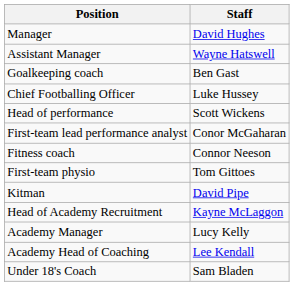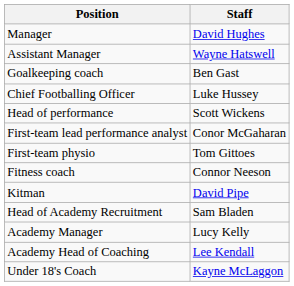rows swapped: (51, 172) <-> (41, 152)
(238, 212) Kayne McLaggon -> (223, 212) Sam Bladen
(223, 271) Sam Bladen -> (238, 271) Kayne McLaggon
